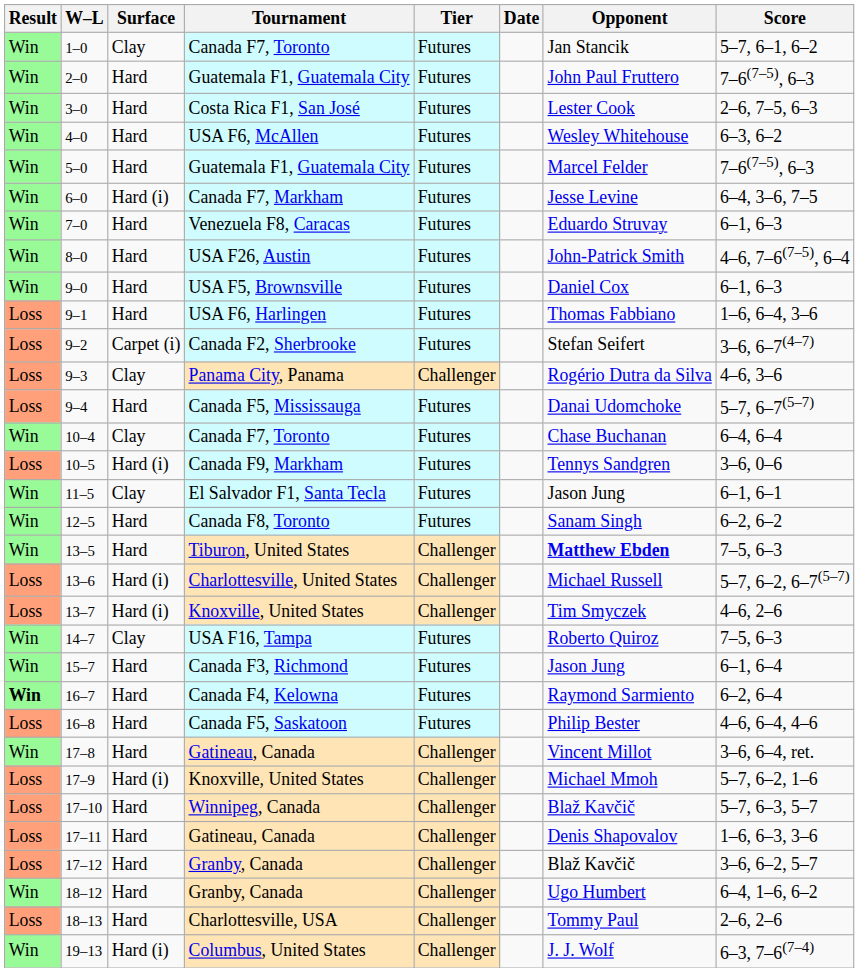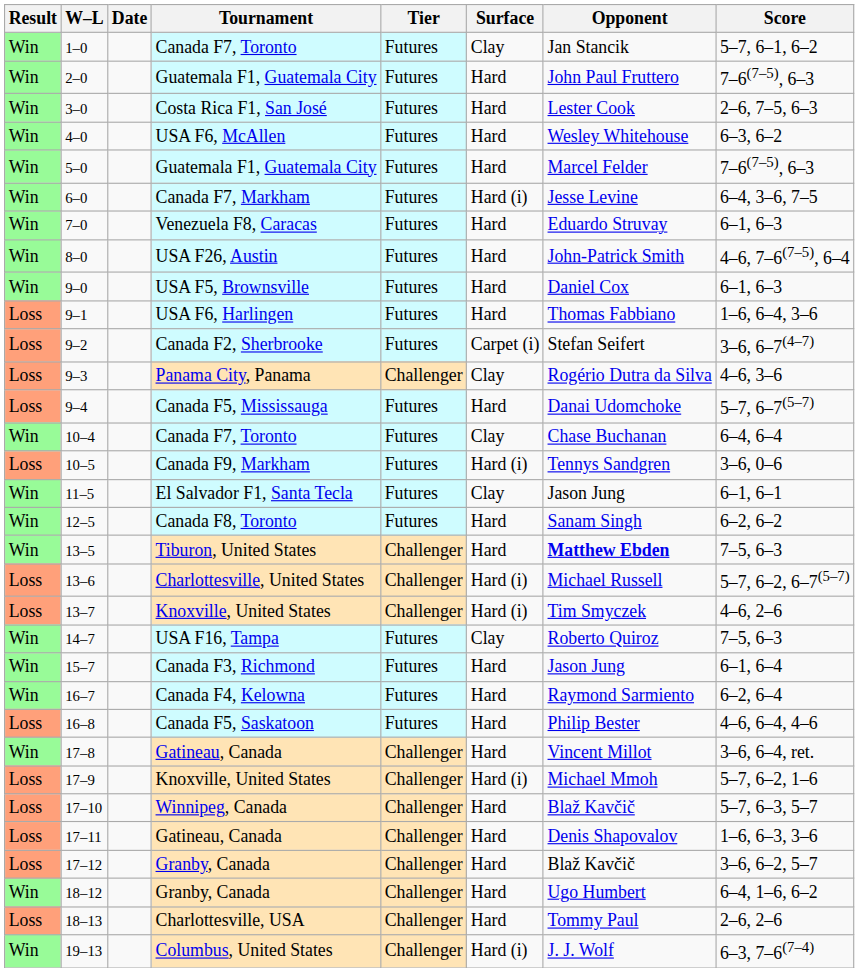columns swapped: (522, 18) <-> (146, 18)
(25, 695) bold -> (24, 695) normal
